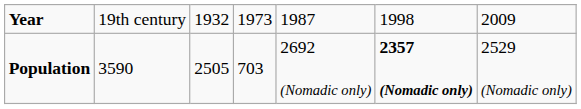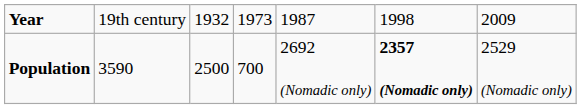(212, 68) 2505 -> (212, 68) 2500
(250, 68) 703 -> (250, 68) 700
